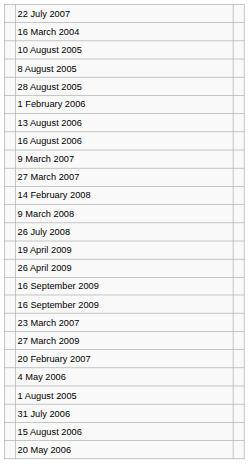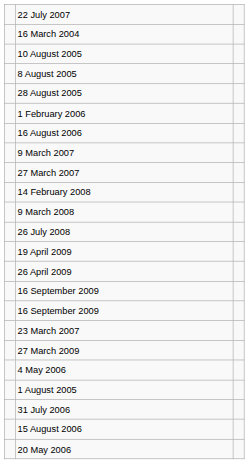- row: (10, 123)
- row: (10, 359)
